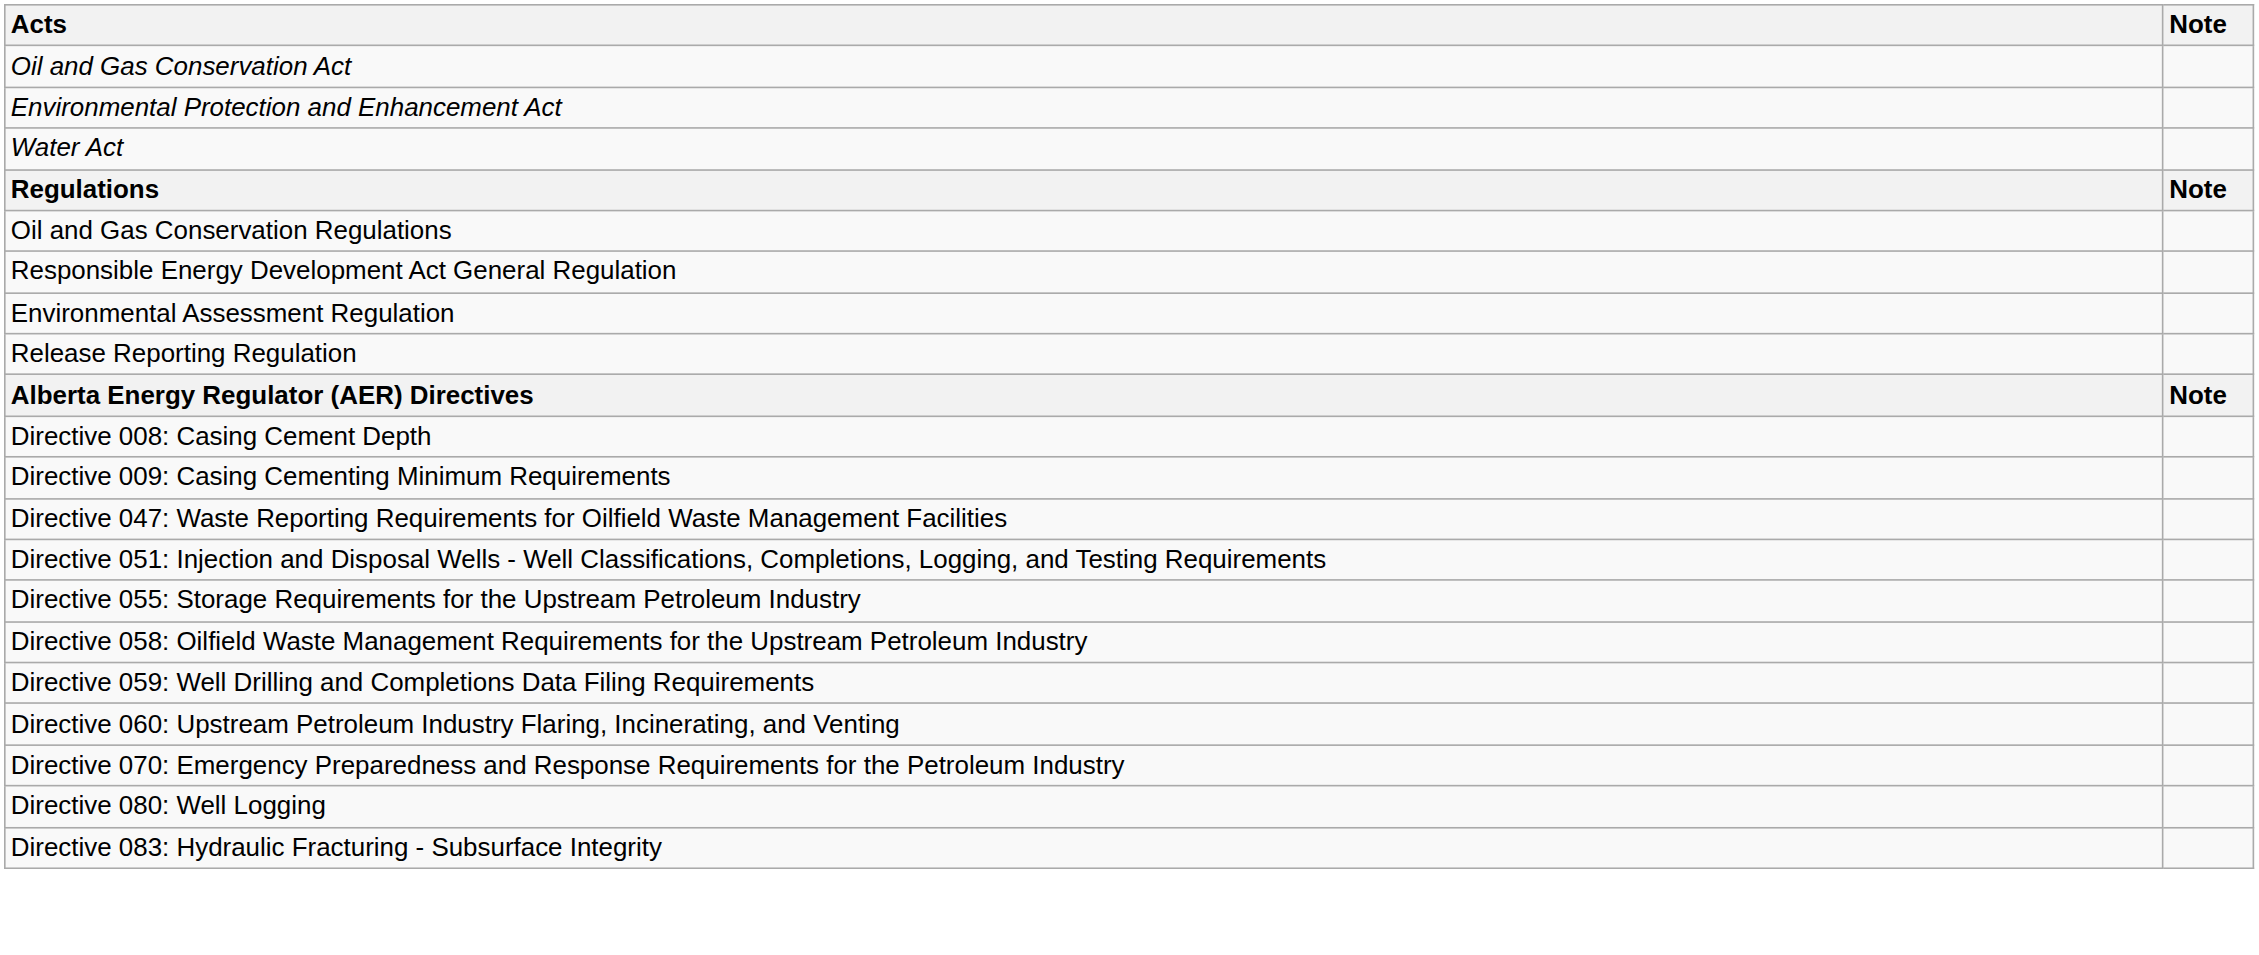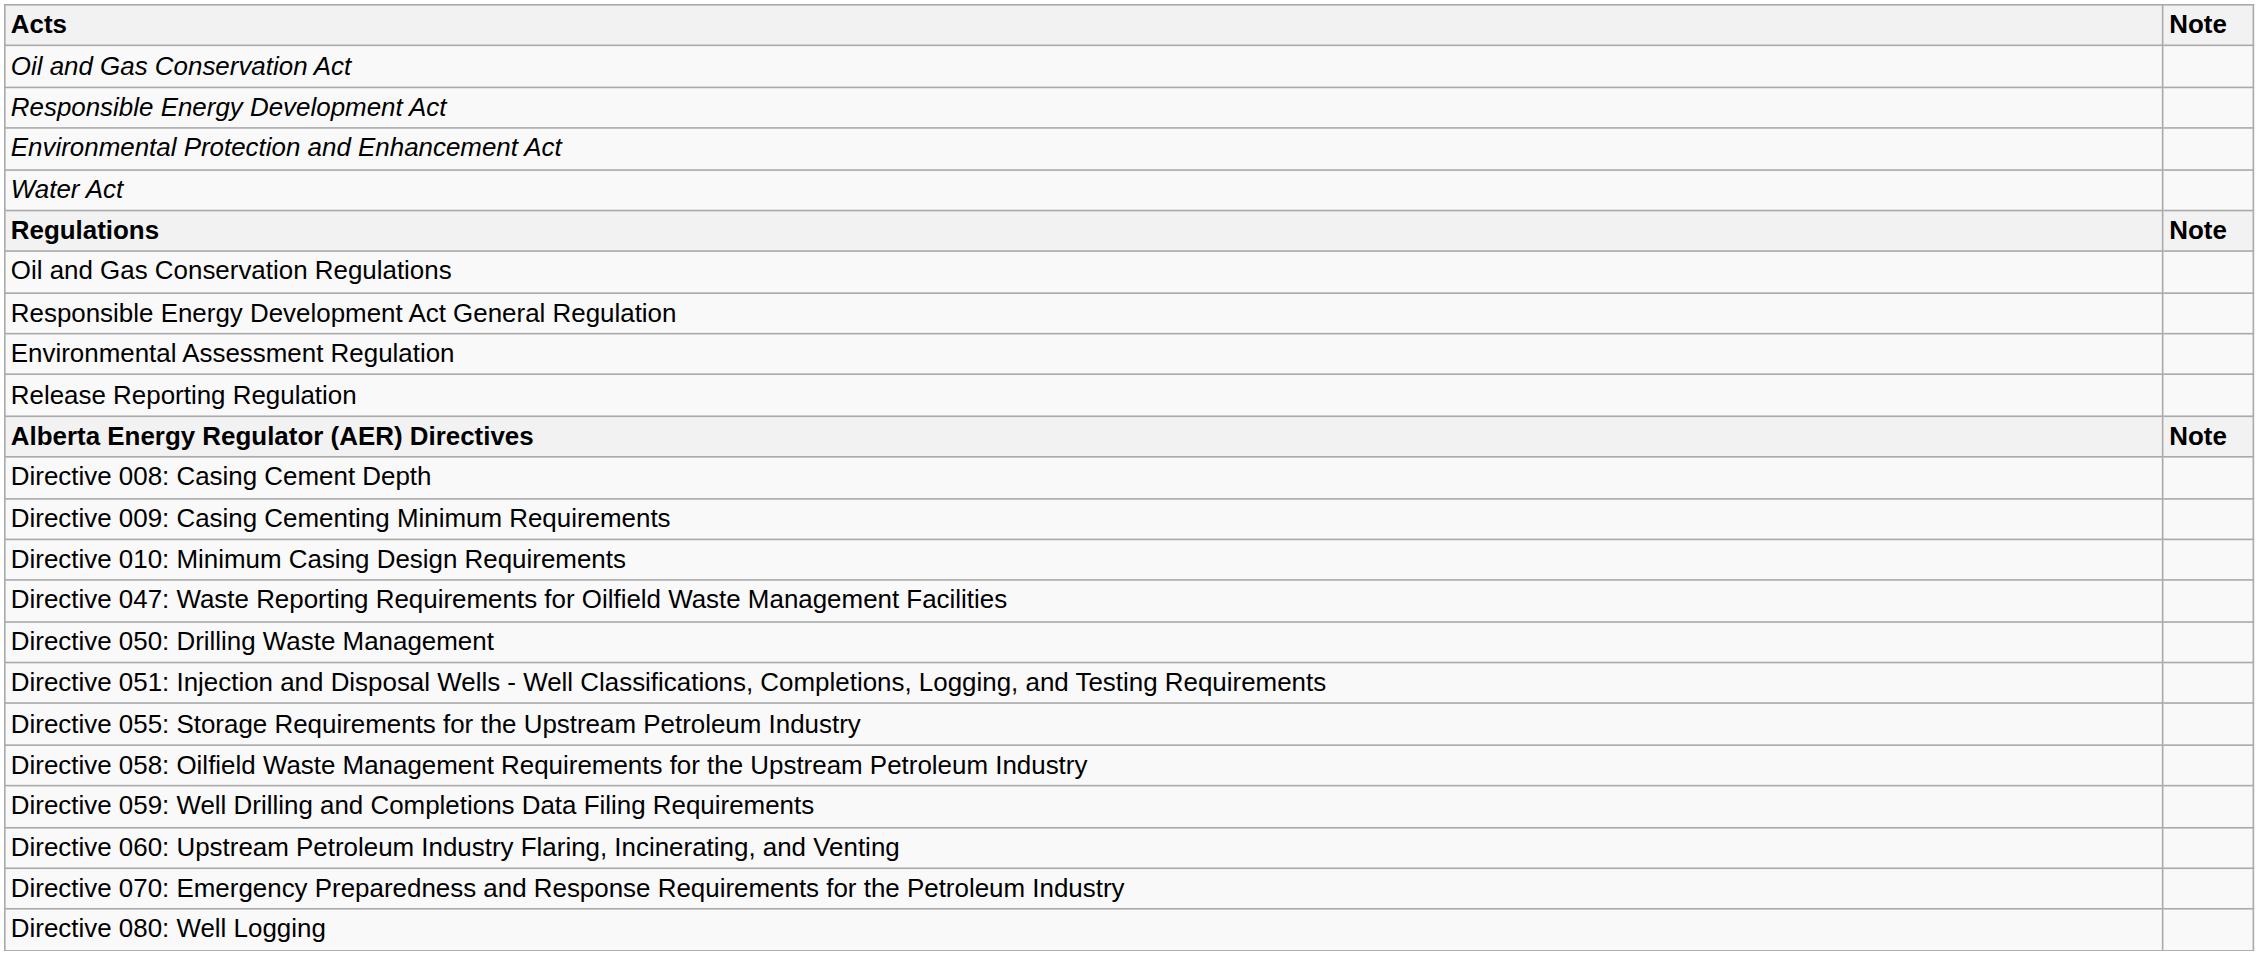+ row: (229, 107)
+ row: (318, 559)
+ row: (252, 641)
- row: (336, 847)
